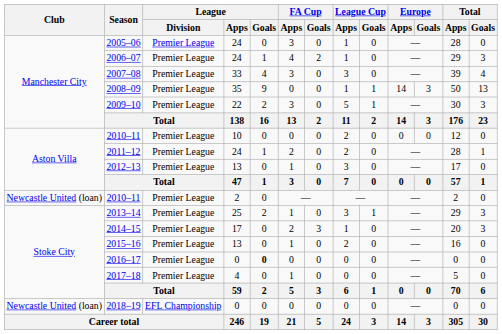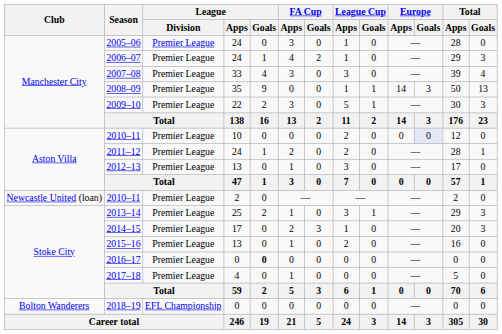(428, 136) no background -> (428, 136) lavender background
(54, 306) Newcastle United (loan) -> (54, 306) Bolton Wanderers
